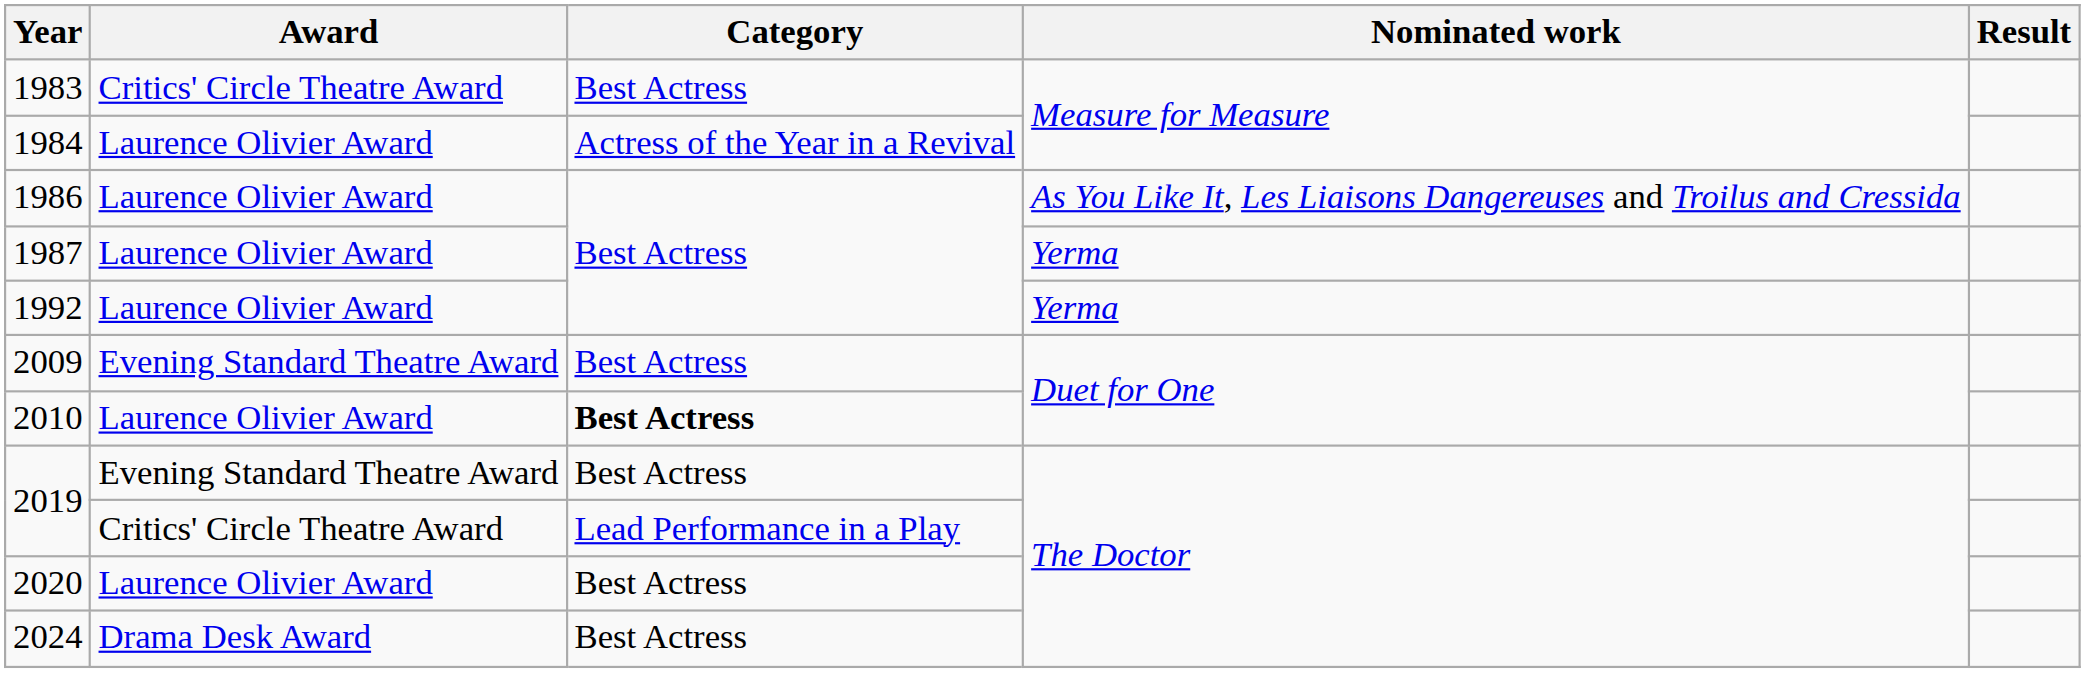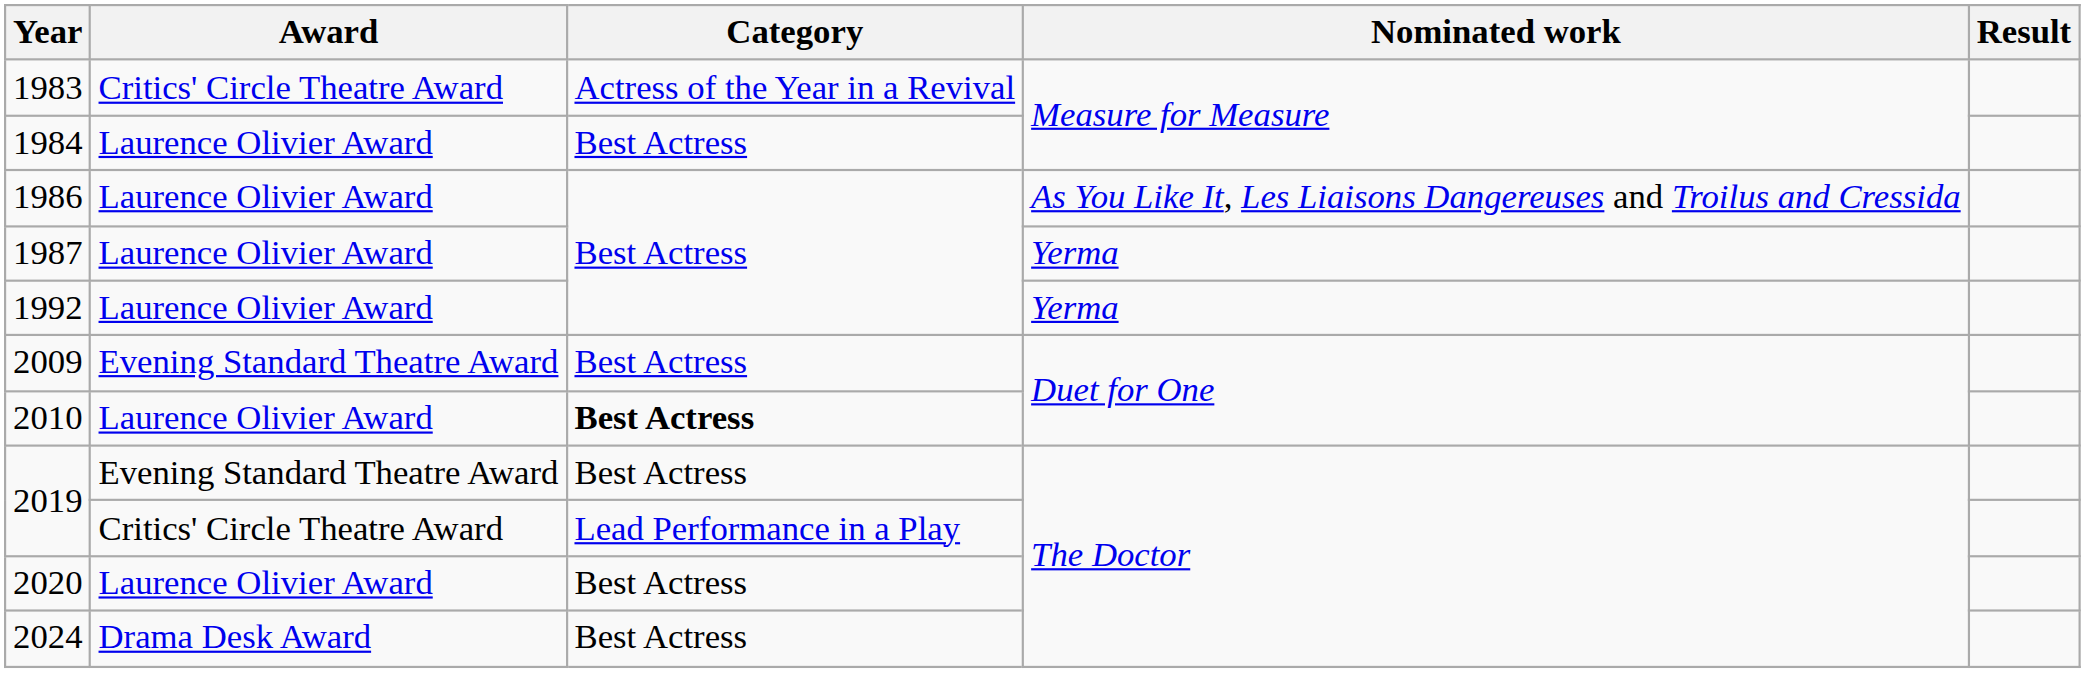(661, 87) Best Actress -> (795, 87) Actress of the Year in a Revival
(795, 142) Actress of the Year in a Revival -> (661, 142) Best Actress
